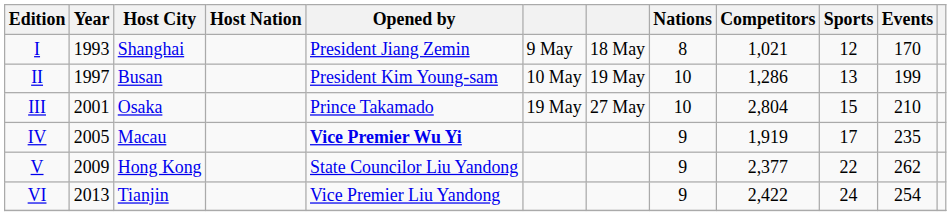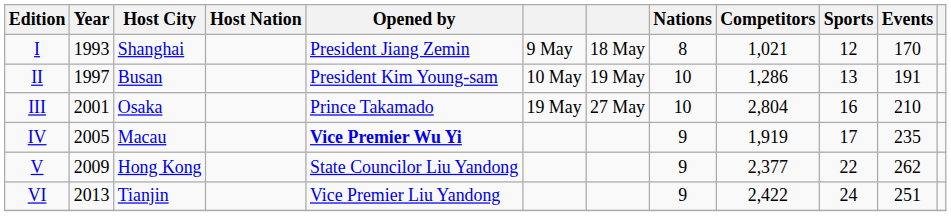(907, 78) 199 -> (907, 78) 191
(849, 107) 15 -> (849, 107) 16
(907, 196) 254 -> (907, 196) 251
